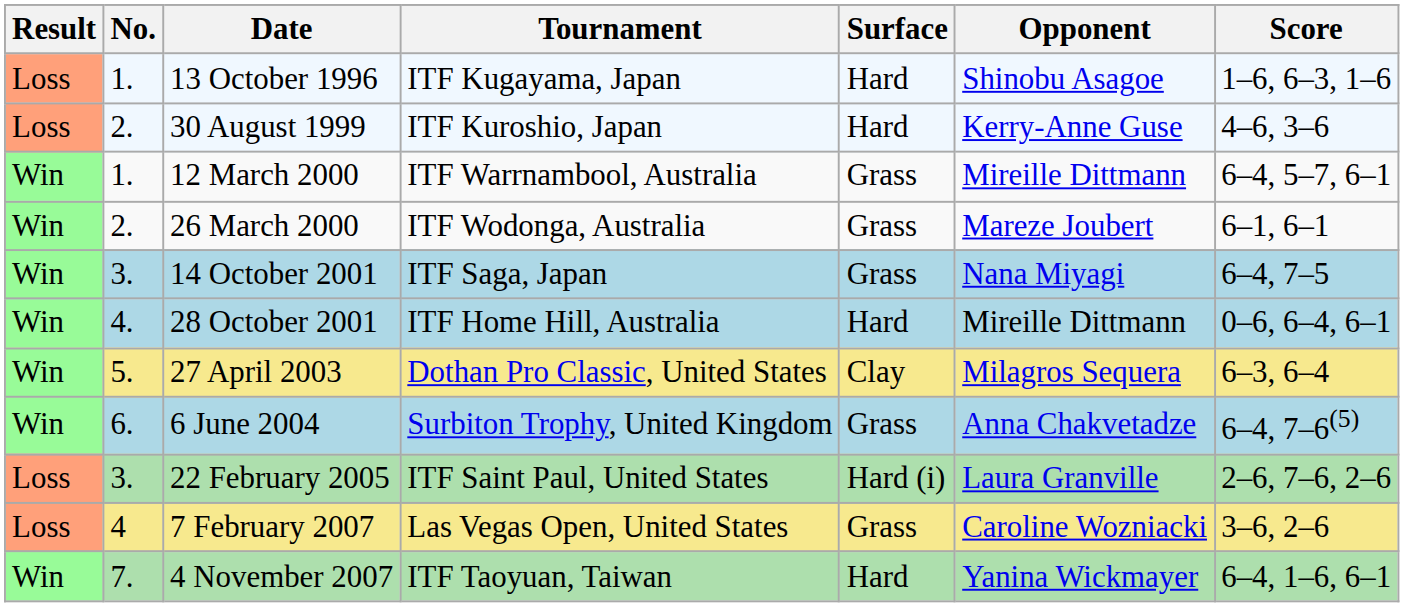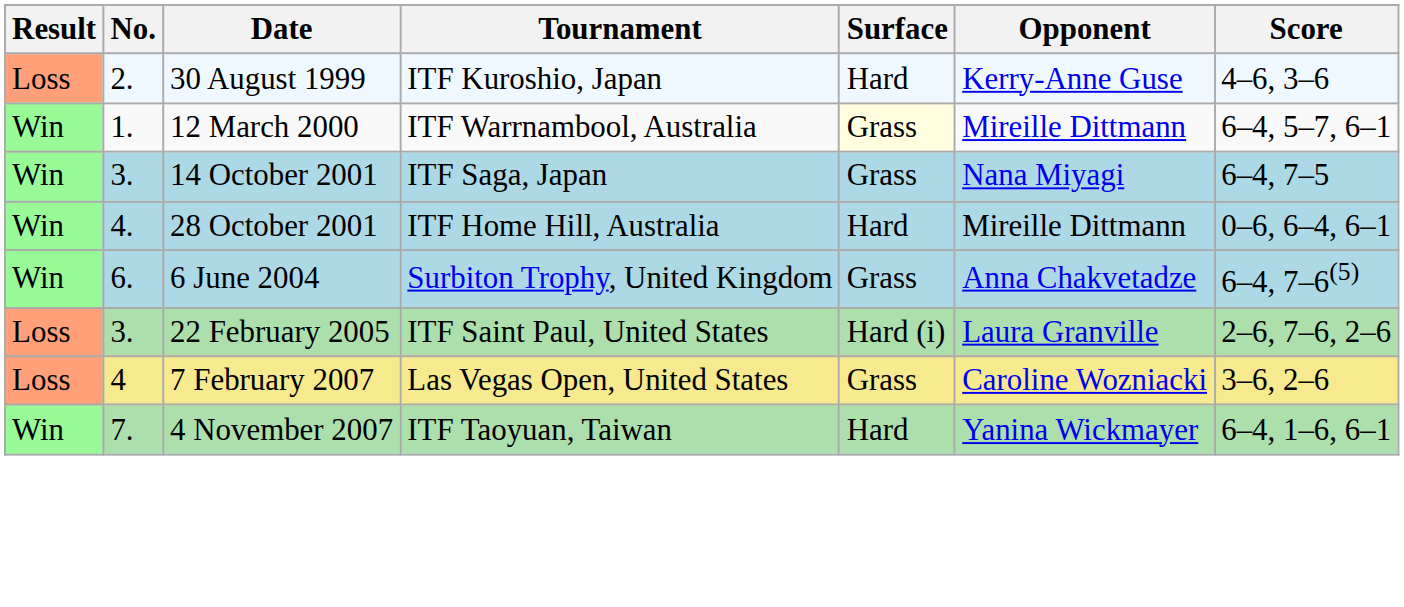- row: (274, 77)
(882, 175) no background -> (882, 126) lightyellow background
- row: (264, 224)
- row: (256, 371)
